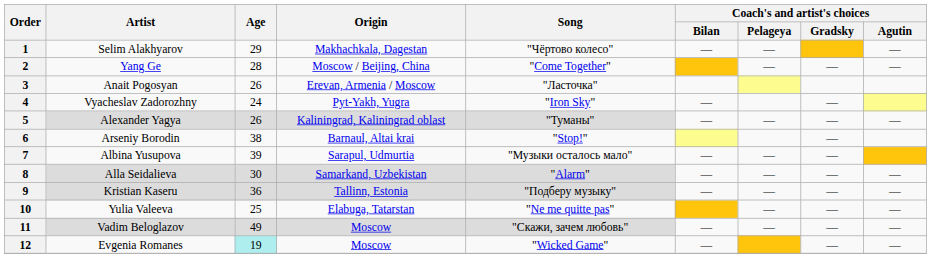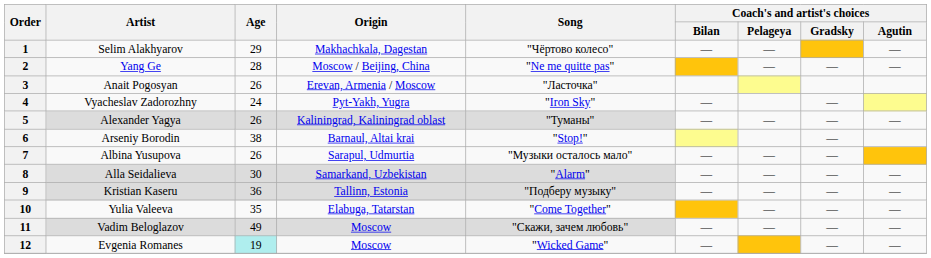(570, 67) "Come Together" -> (570, 67) "Ne me quitte pas"
(256, 156) 39 -> (256, 156) 26
(256, 209) 25 -> (256, 209) 35
(570, 209) "Ne me quitte pas" -> (570, 209) "Come Together"
